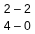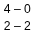rows swapped: (17, 9) <-> (17, 25)
